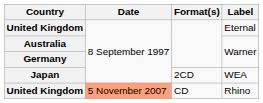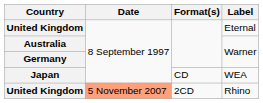(184, 75) 2CD -> (181, 75) CD
(181, 91) CD -> (184, 91) 2CD
